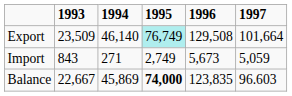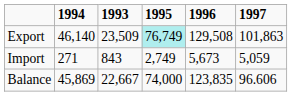columns swapped: (71, 15) <-> (115, 15)
(261, 36) 101,664 -> (261, 36) 101,863
(164, 79) bold -> (164, 79) normal
(258, 79) 96.603 -> (258, 79) 96.606
